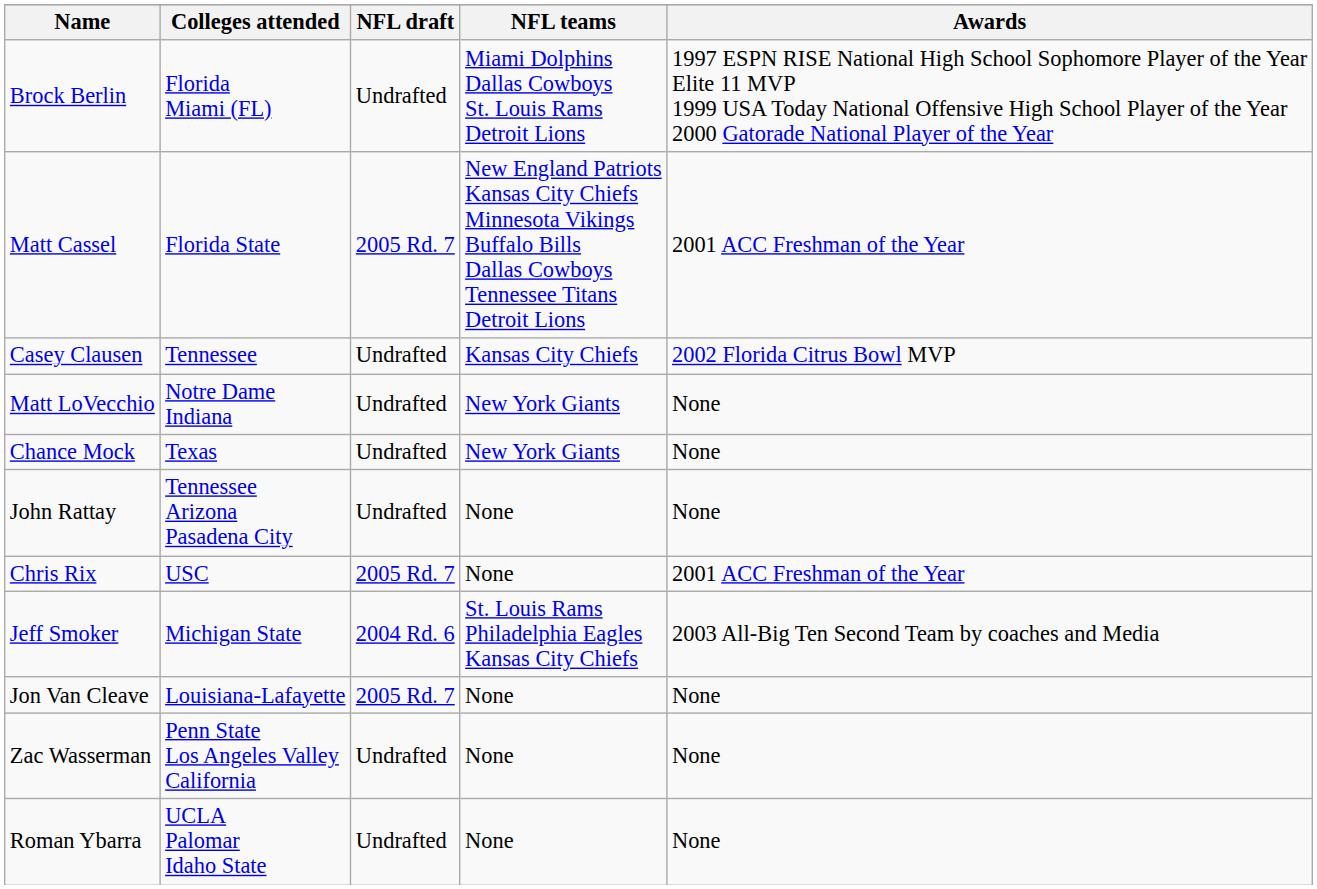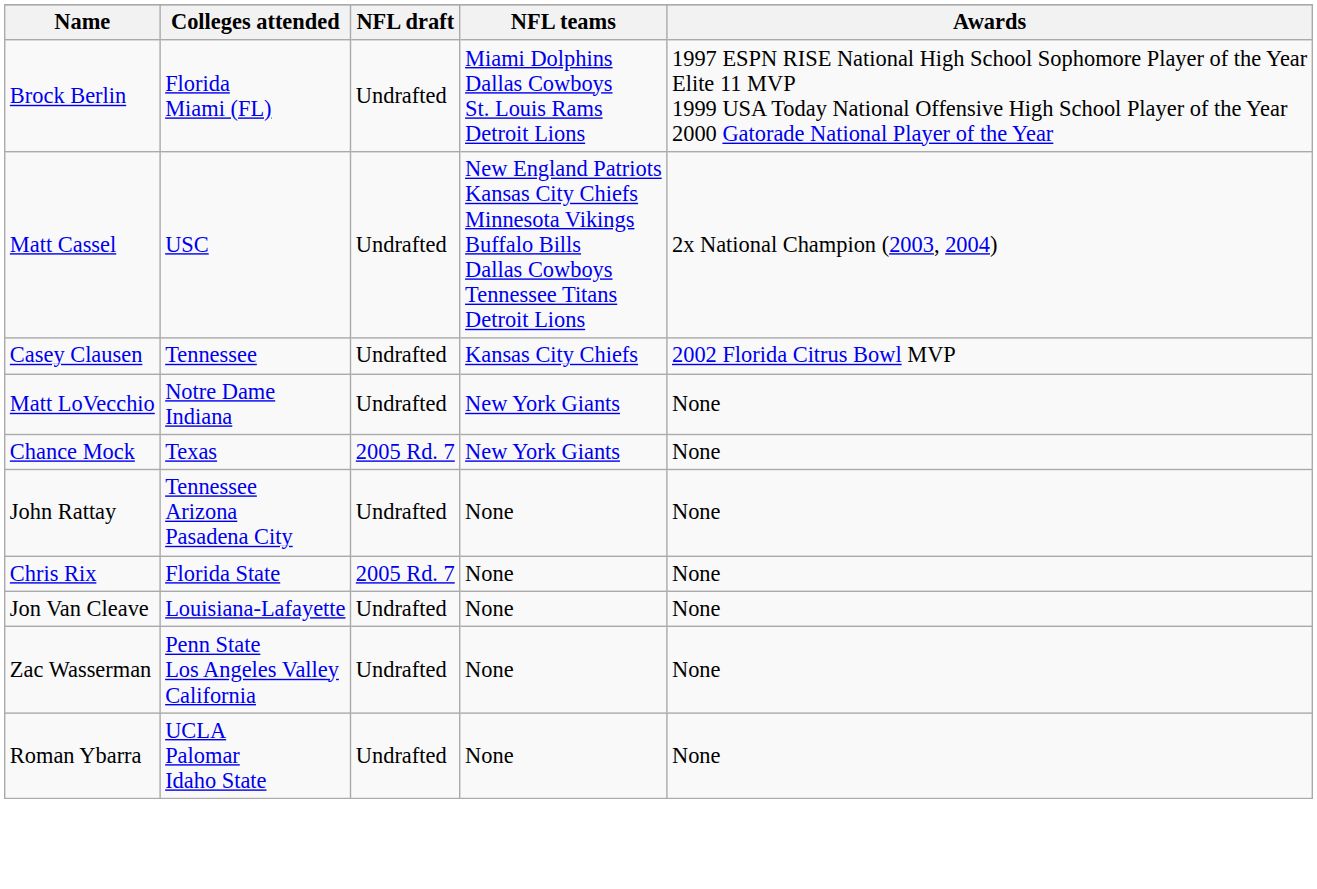(223, 244) Florida State -> (187, 244) USC
(405, 244) 2005 Rd. 7 -> (401, 244) Undrafted
(818, 244) 2001 ACC Freshman of the Year -> (835, 244) 2x National Champion (2003, 2004)
(401, 451) Undrafted -> (405, 451) 2005 Rd. 7
(187, 573) USC -> (223, 573) Florida State
(818, 573) 2001 ACC Freshman of the Year -> (696, 573) None
- row: (64, 634)
(405, 694) 2005 Rd. 7 -> (401, 608) Undrafted
